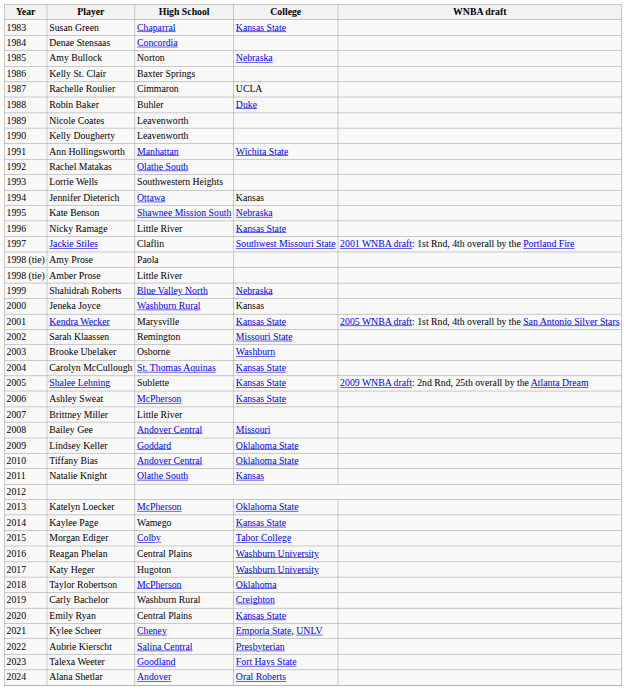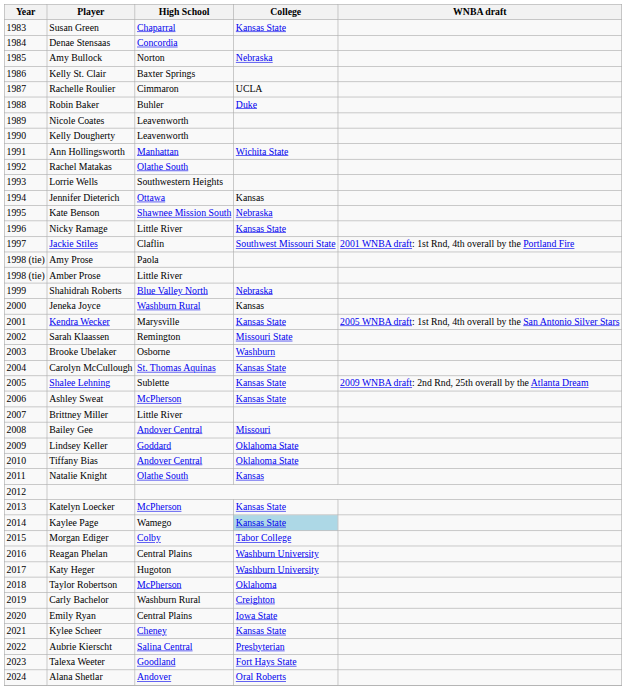(267, 507) Oklahoma State -> (261, 507) Kansas State
(261, 523) no background -> (261, 523) lightblue background
(261, 615) Kansas State -> (257, 615) Iowa State
(279, 631) Emporia State, UNLV -> (261, 631) Kansas State
